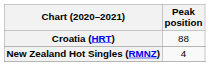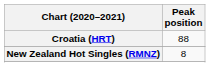(183, 54) 4 -> (183, 54) 8
